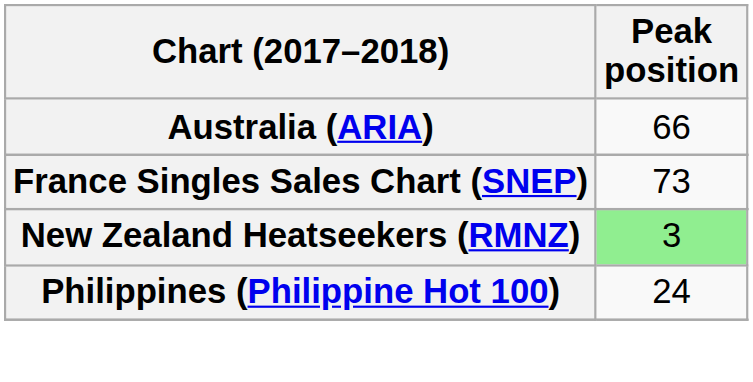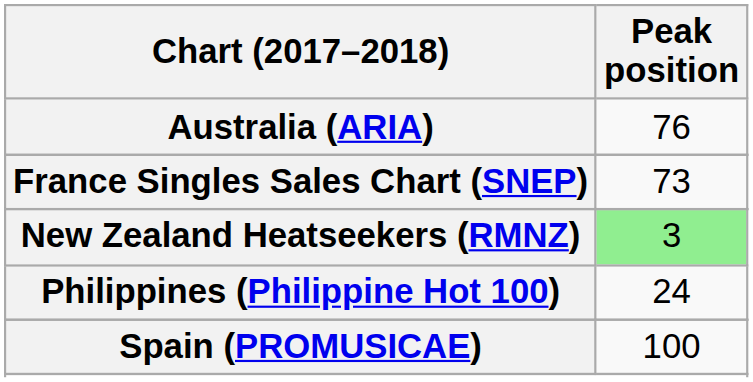(672, 126) 66 -> (672, 126) 76
+ row: (301, 346)
